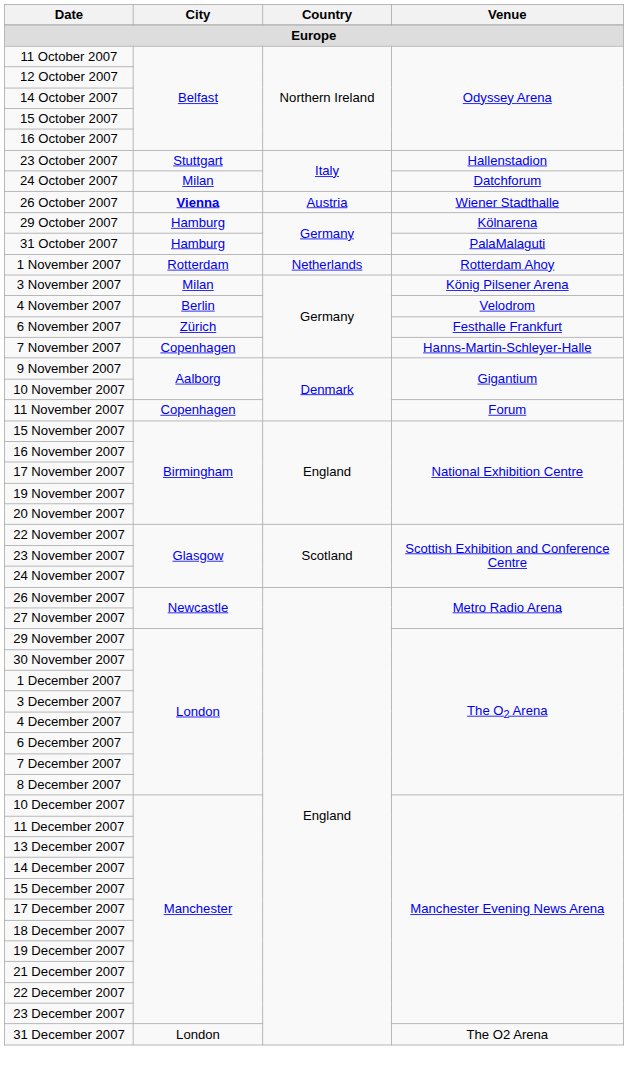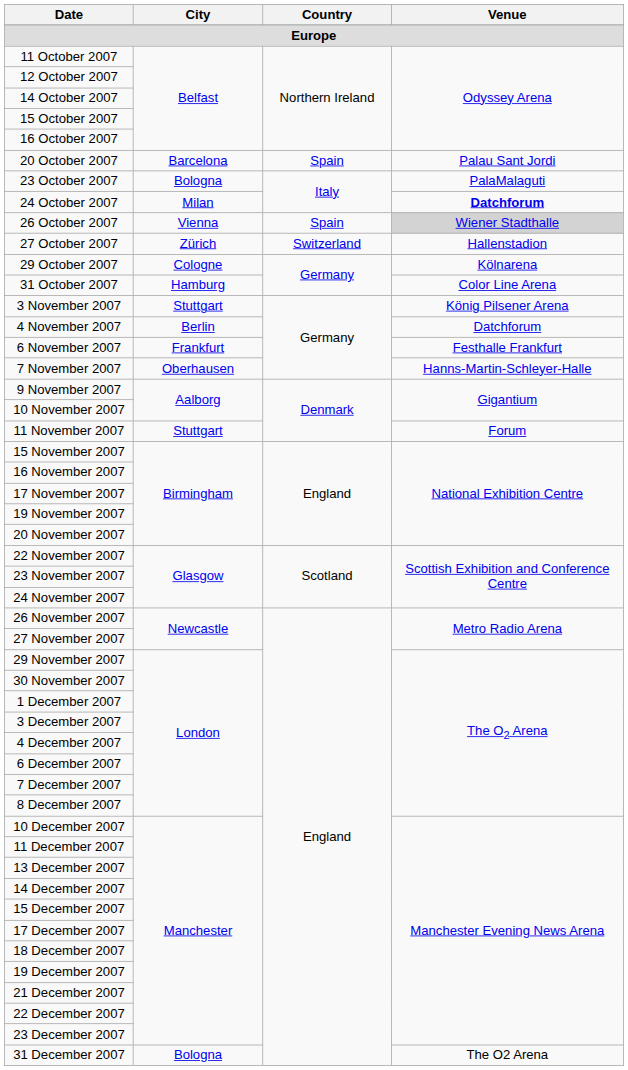+ row: (69, 160)
(198, 160) Stuttgart -> (198, 181) Bologna
(507, 160) Hallenstadion -> (507, 181) PalaMalaguti
(507, 181) normal -> (507, 202) bold
(198, 202) bold -> (198, 222) normal
(327, 202) Austria -> (327, 222) Spain
(507, 202) no background -> (507, 222) lightgrey background
+ row: (69, 243)
(198, 222) Hamburg -> (198, 264) Cologne
(507, 243) PalaMalaguti -> (507, 285) Color Line Arena
- row: (69, 264)
(198, 285) Milan -> (198, 306) Stuttgart
(507, 306) Velodrom -> (507, 327) Datchforum
(198, 327) Zürich -> (198, 347) Frankfurt
(198, 347) Copenhagen -> (198, 368) Oberhausen
(198, 410) Copenhagen -> (198, 431) Stuttgart
(198, 1034) London -> (198, 1055) Bologna
